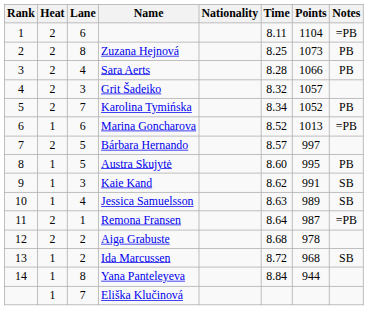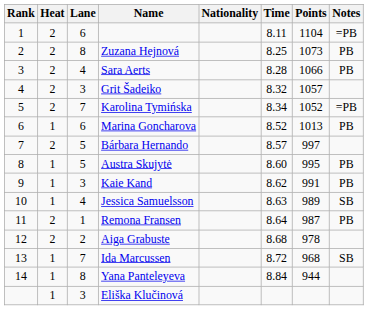(346, 107) PB -> (346, 107) =PB
(346, 126) =PB -> (346, 126) PB
(346, 182) SB -> (346, 182) PB
(346, 220) =PB -> (346, 220) PB
(83, 257) 2 -> (83, 257) 7
(83, 295) 7 -> (83, 295) 3
